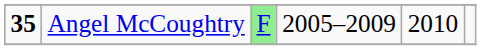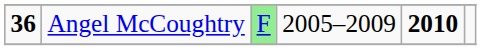(23, 24) 35 -> (23, 24) 36
(433, 24) normal -> (433, 24) bold
